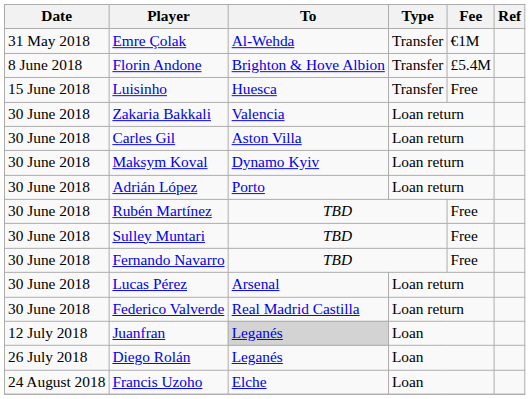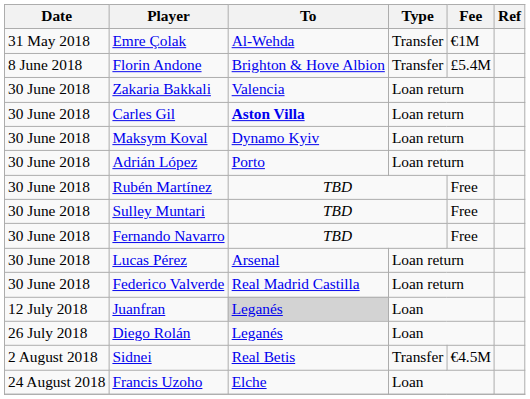- row: (140, 89)
(267, 138) normal -> (268, 114) bold
+ row: (132, 357)
